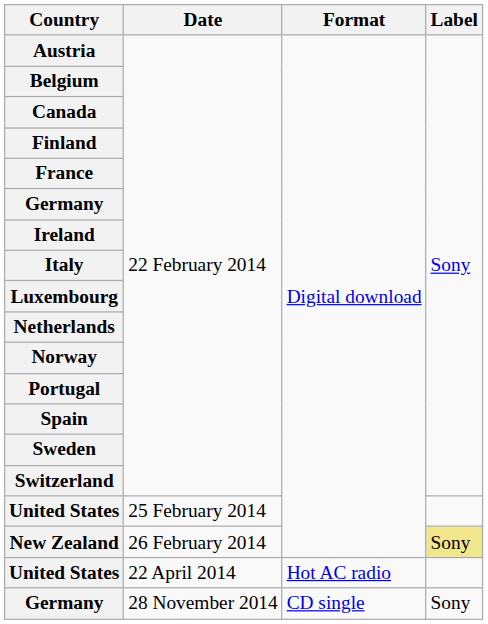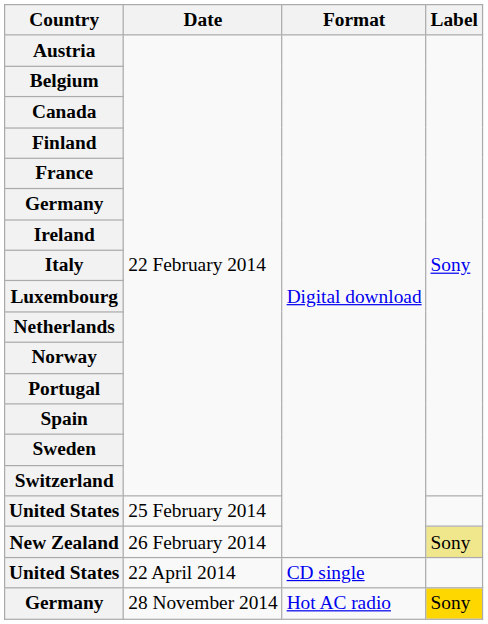(339, 572) Hot AC radio -> (326, 572) CD single
(326, 603) CD single -> (339, 603) Hot AC radio
(450, 603) no background -> (450, 603) gold background
